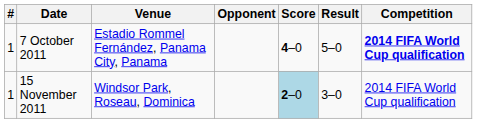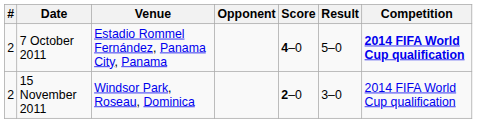(11, 47) 1 -> (11, 47) 2
(11, 94) 1 -> (11, 94) 2
(292, 94) lightblue background -> (292, 94) no background
